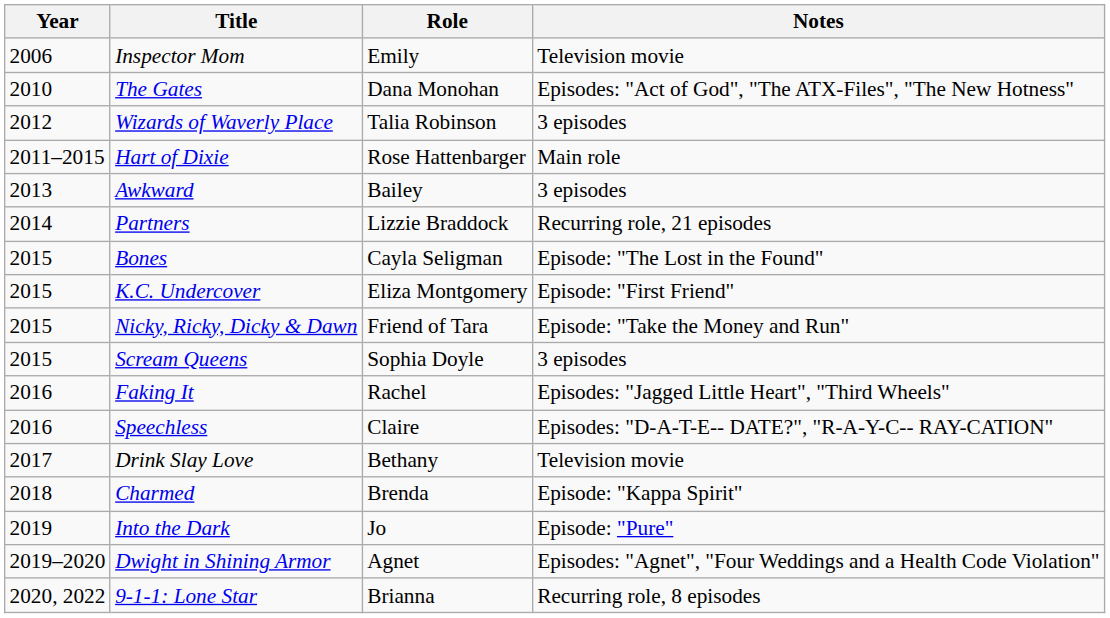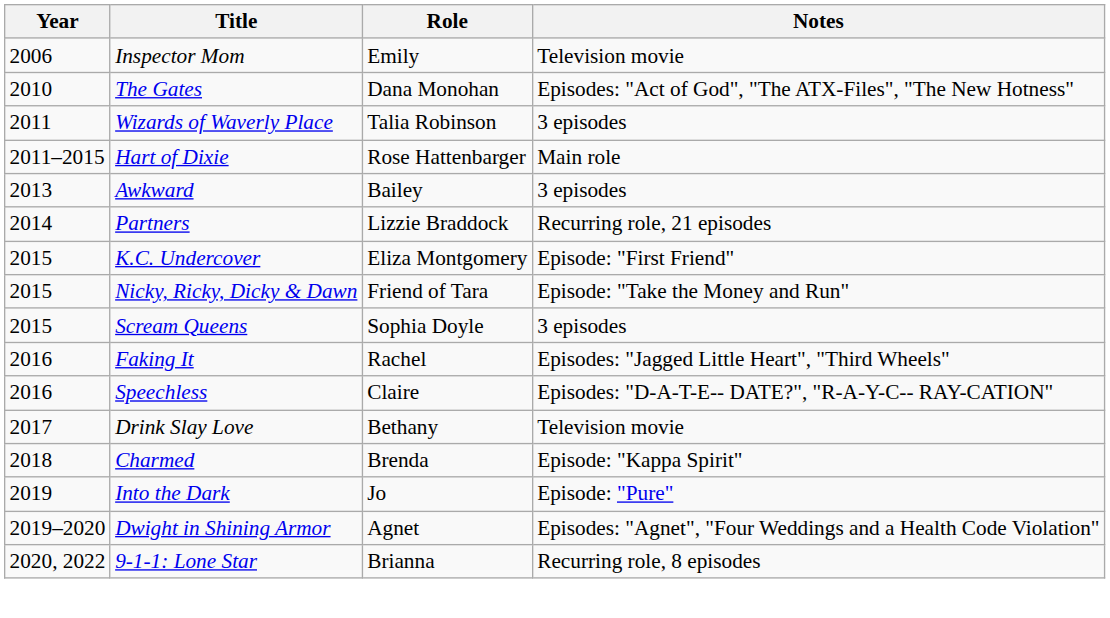(31, 122) 2012 -> (30, 122) 2011
- row: (141, 257)
